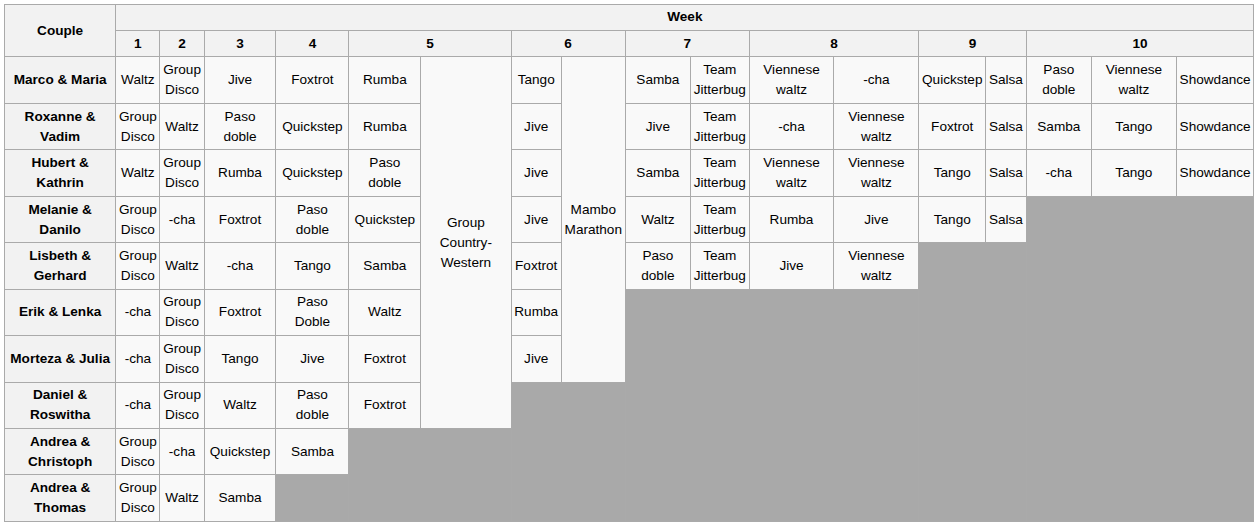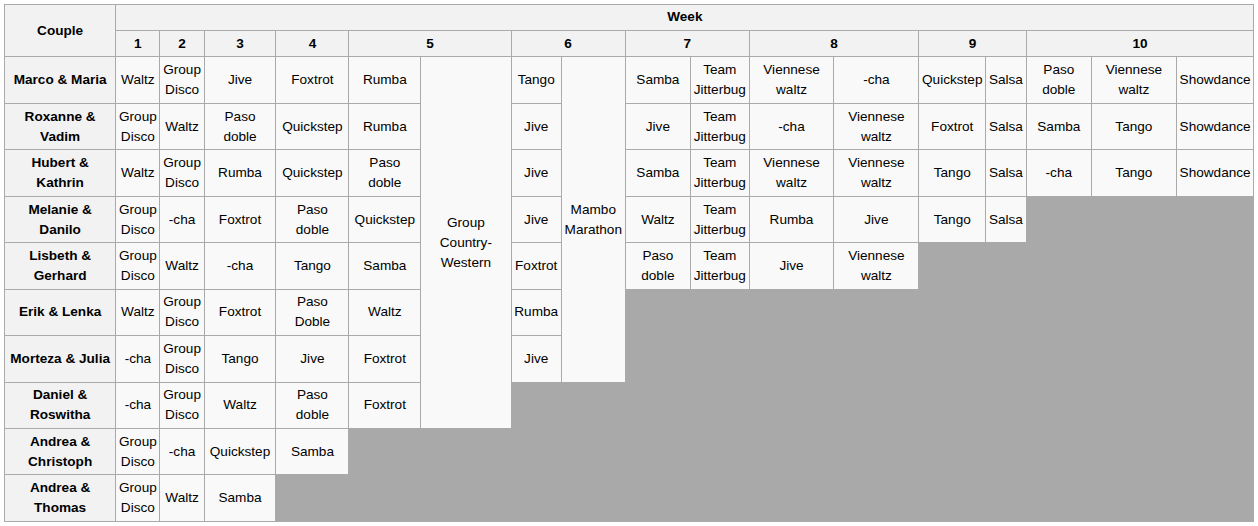(138, 312) -cha -> (138, 312) Waltz
